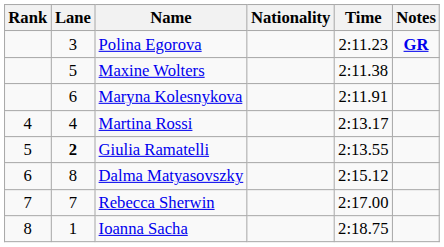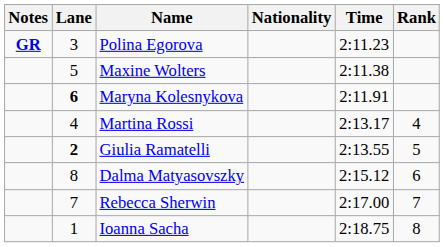columns swapped: (28, 17) <-> (416, 17)
(73, 96) normal -> (74, 96) bold
